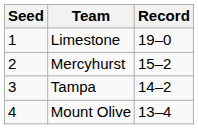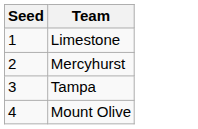- column: (164, 16)
